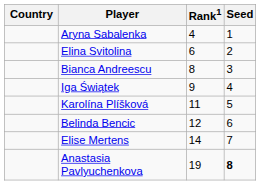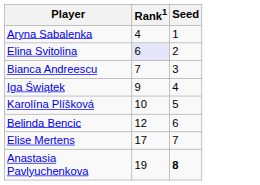- column: (31, 14)
(192, 51) no background -> (138, 51) lavender background
(192, 69) 8 -> (138, 69) 7
(195, 105) 11 -> (141, 105) 10
(195, 140) 14 -> (141, 140) 17
